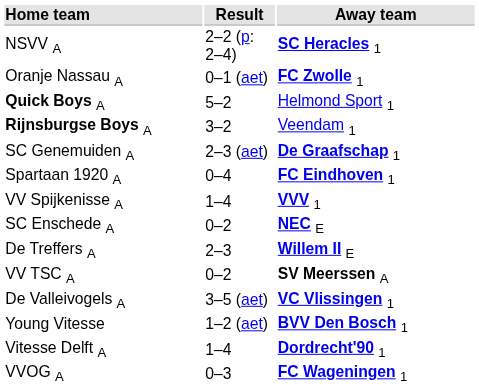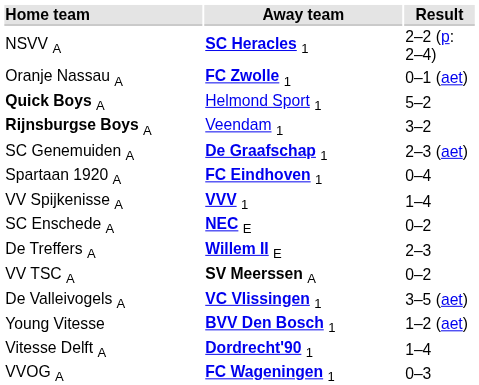columns swapped: (240, 14) <-> (376, 14)
